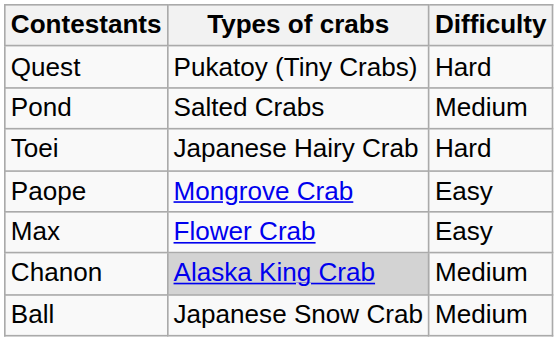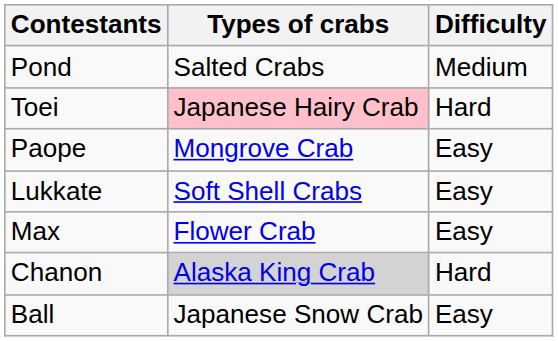- row: (46, 66)
(296, 149) no background -> (296, 107) pink background
+ row: (57, 190)
(481, 273) Medium -> (463, 273) Hard
(481, 314) Medium -> (464, 314) Easy
